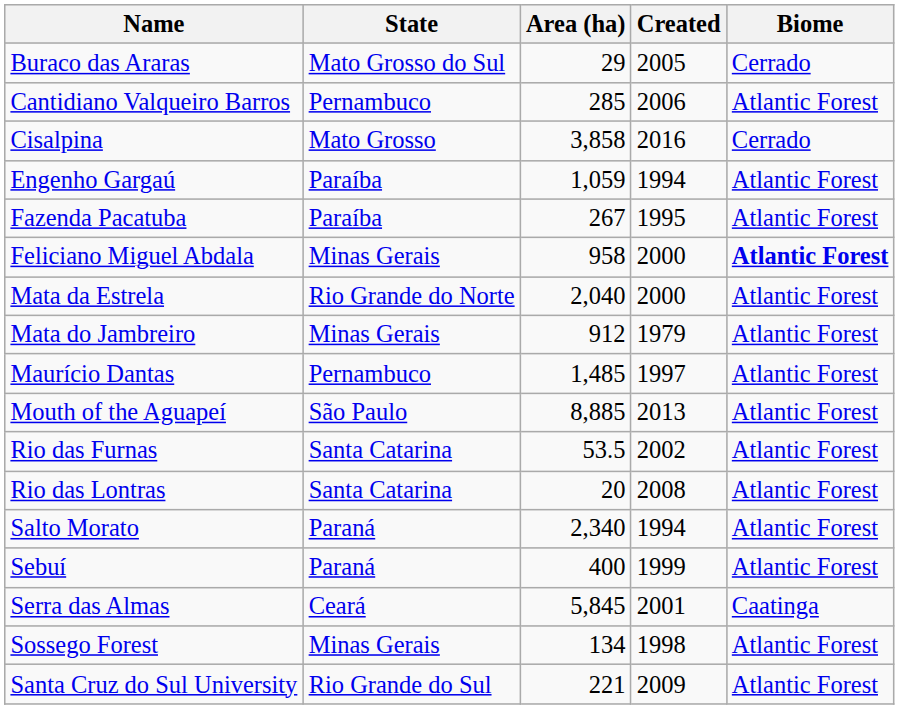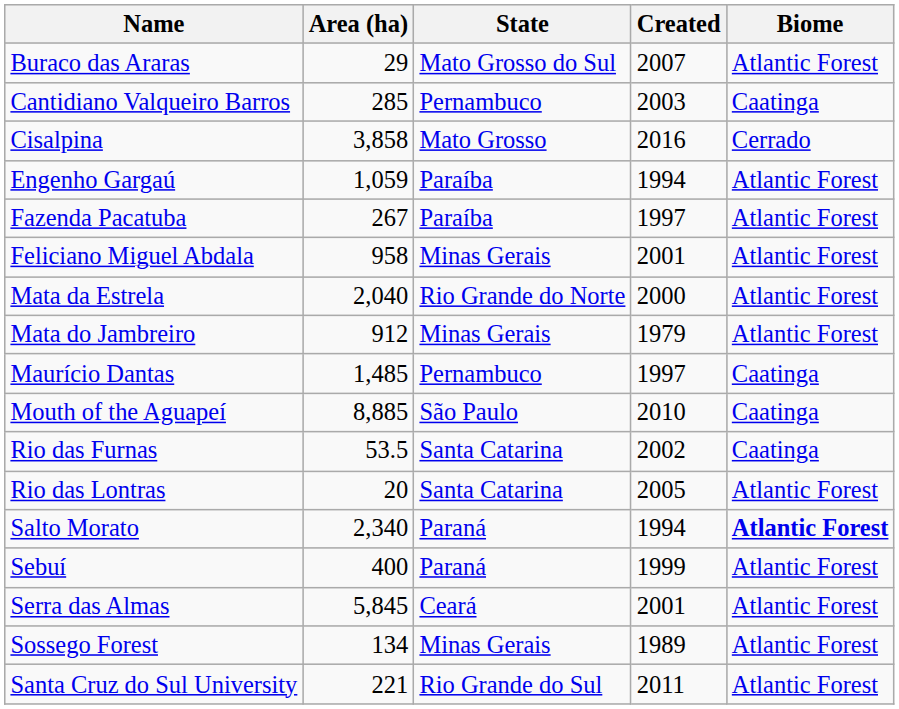columns swapped: (412, 23) <-> (576, 23)
(661, 62) 2005 -> (661, 62) 2007
(771, 62) Cerrado -> (805, 62) Atlantic Forest
(661, 101) 2006 -> (661, 101) 2003
(805, 101) Atlantic Forest -> (775, 101) Caatinga
(661, 218) 1995 -> (661, 218) 1997
(661, 256) 2000 -> (661, 256) 2001
(810, 256) bold -> (805, 256) normal
(805, 373) Atlantic Forest -> (775, 373) Caatinga
(661, 412) 2013 -> (661, 412) 2010
(805, 412) Atlantic Forest -> (775, 412) Caatinga
(805, 450) Atlantic Forest -> (775, 450) Caatinga
(661, 489) 2008 -> (661, 489) 2005
(805, 528) normal -> (810, 528) bold
(775, 606) Caatinga -> (805, 606) Atlantic Forest
(661, 645) 1998 -> (661, 645) 1989
(661, 683) 2009 -> (661, 683) 2011
